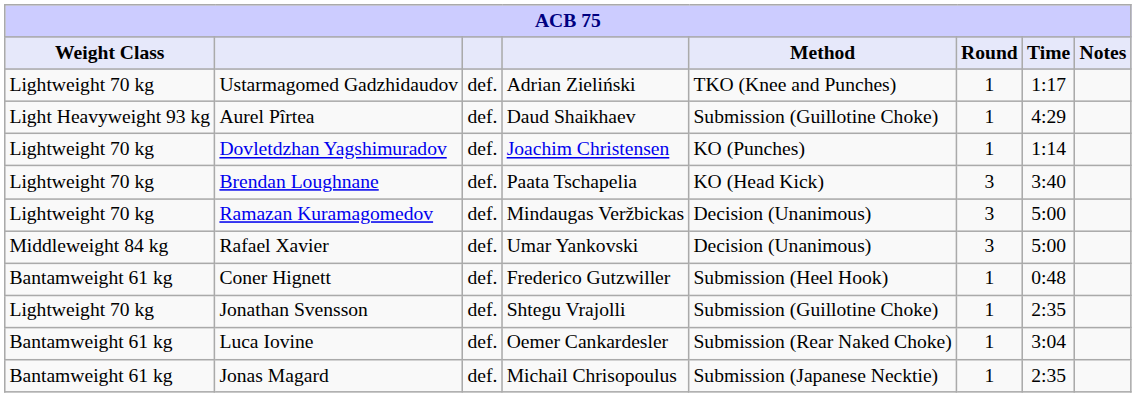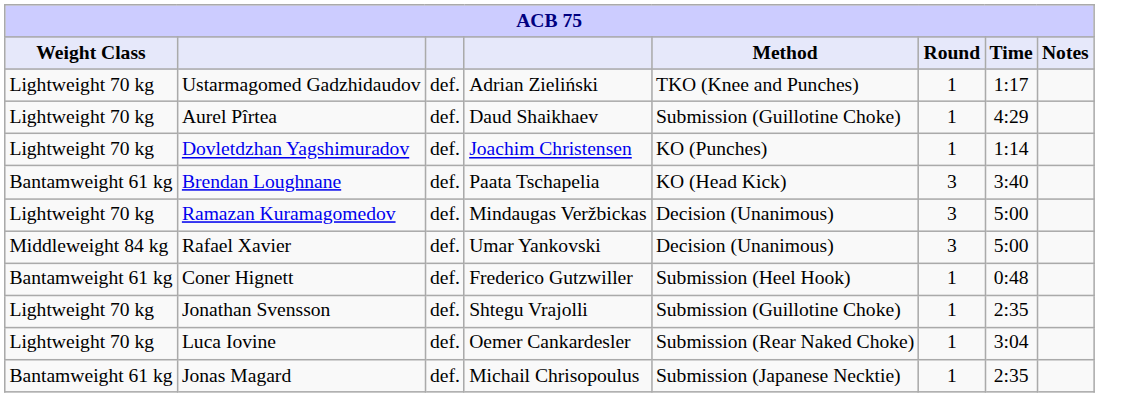(110, 117) Light Heavyweight 93 kg -> (82, 117) Lightweight 70 kg
(82, 181) Lightweight 70 kg -> (91, 181) Bantamweight 61 kg
(91, 343) Bantamweight 61 kg -> (82, 343) Lightweight 70 kg
